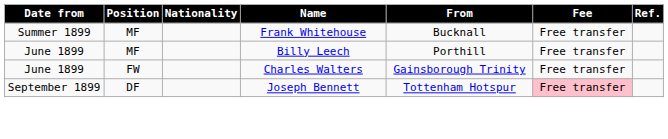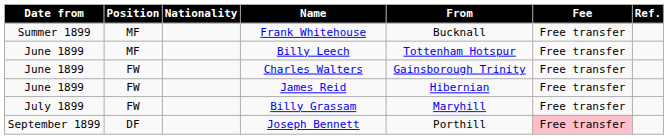(460, 50) Porthill -> (460, 50) Tottenham Hotspur
+ row: (313, 87)
+ row: (313, 106)
(460, 87) Tottenham Hotspur -> (460, 124) Porthill
